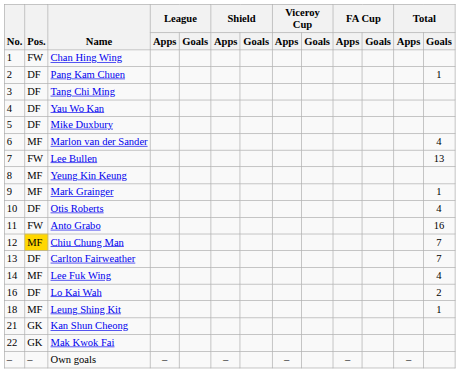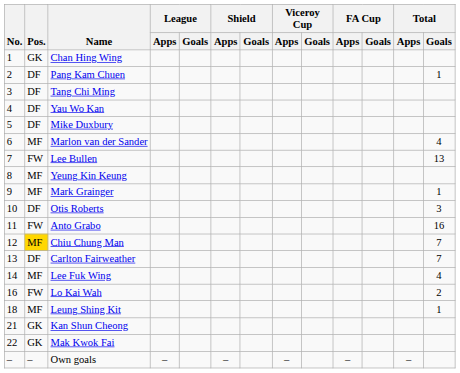(35, 58) FW -> (35, 58) GK
(439, 208) 4 -> (439, 208) 3
(34, 292) DF -> (35, 292) FW
